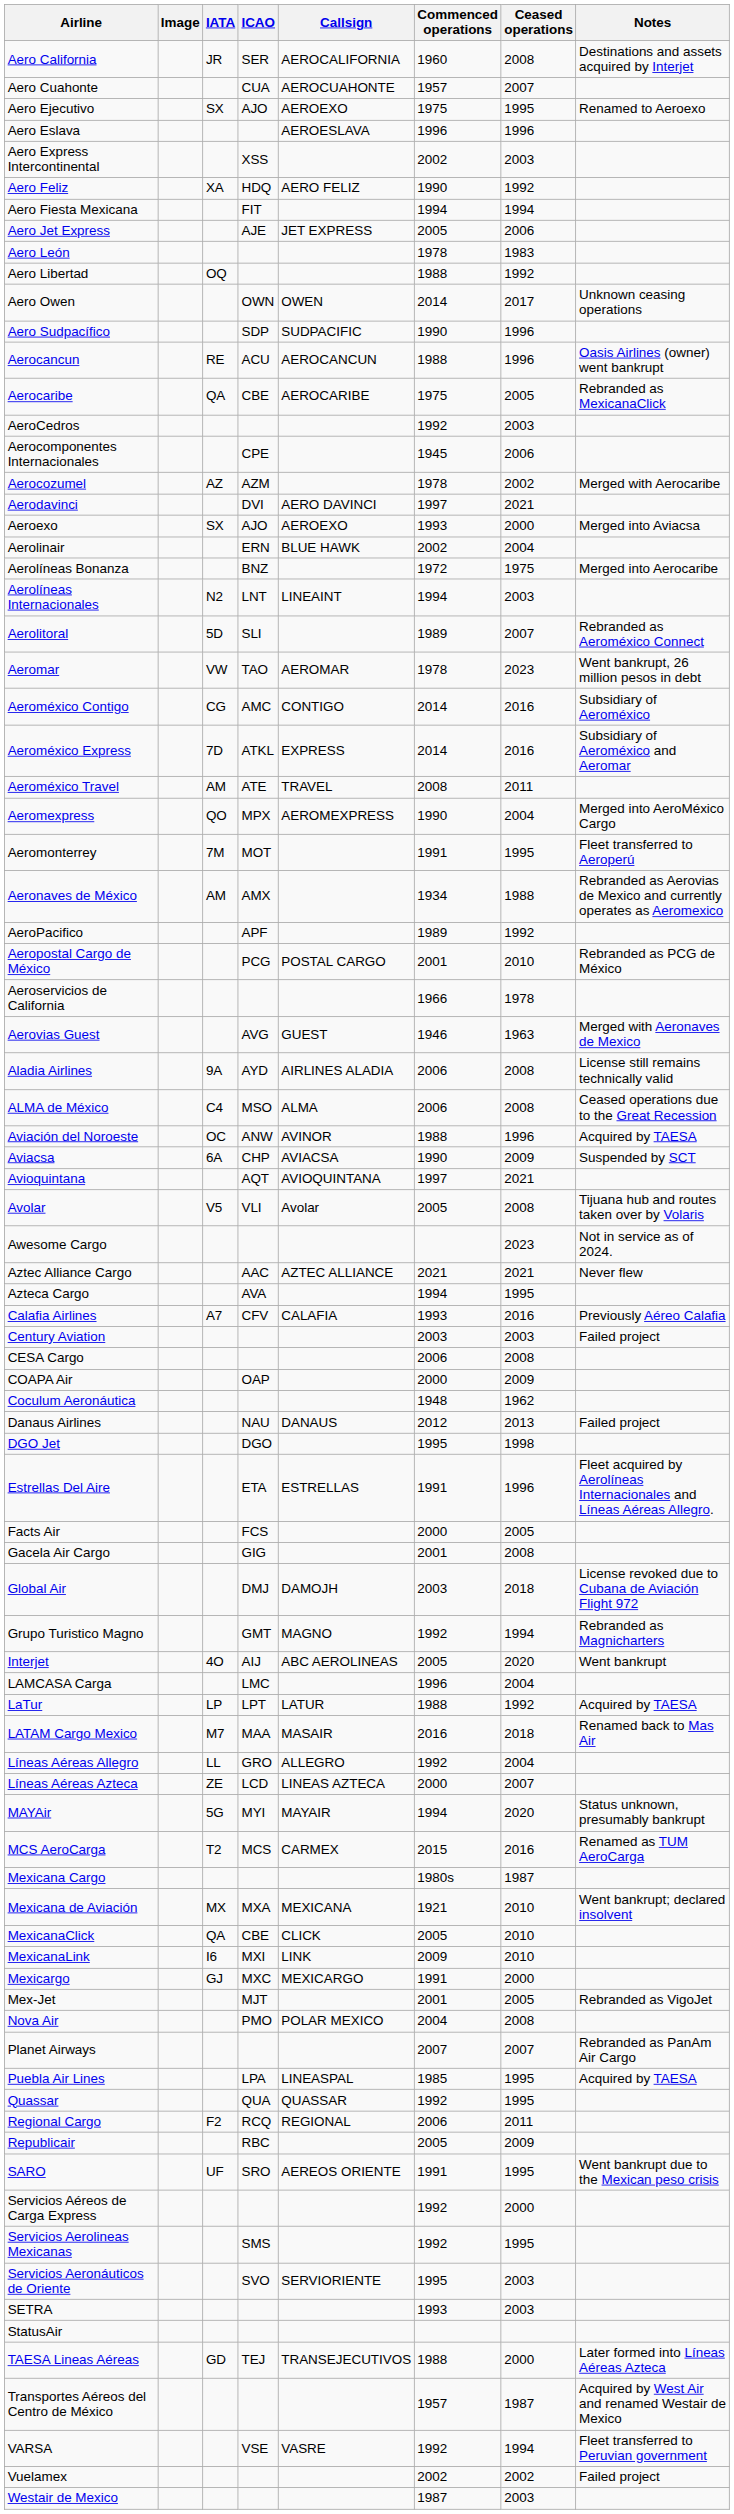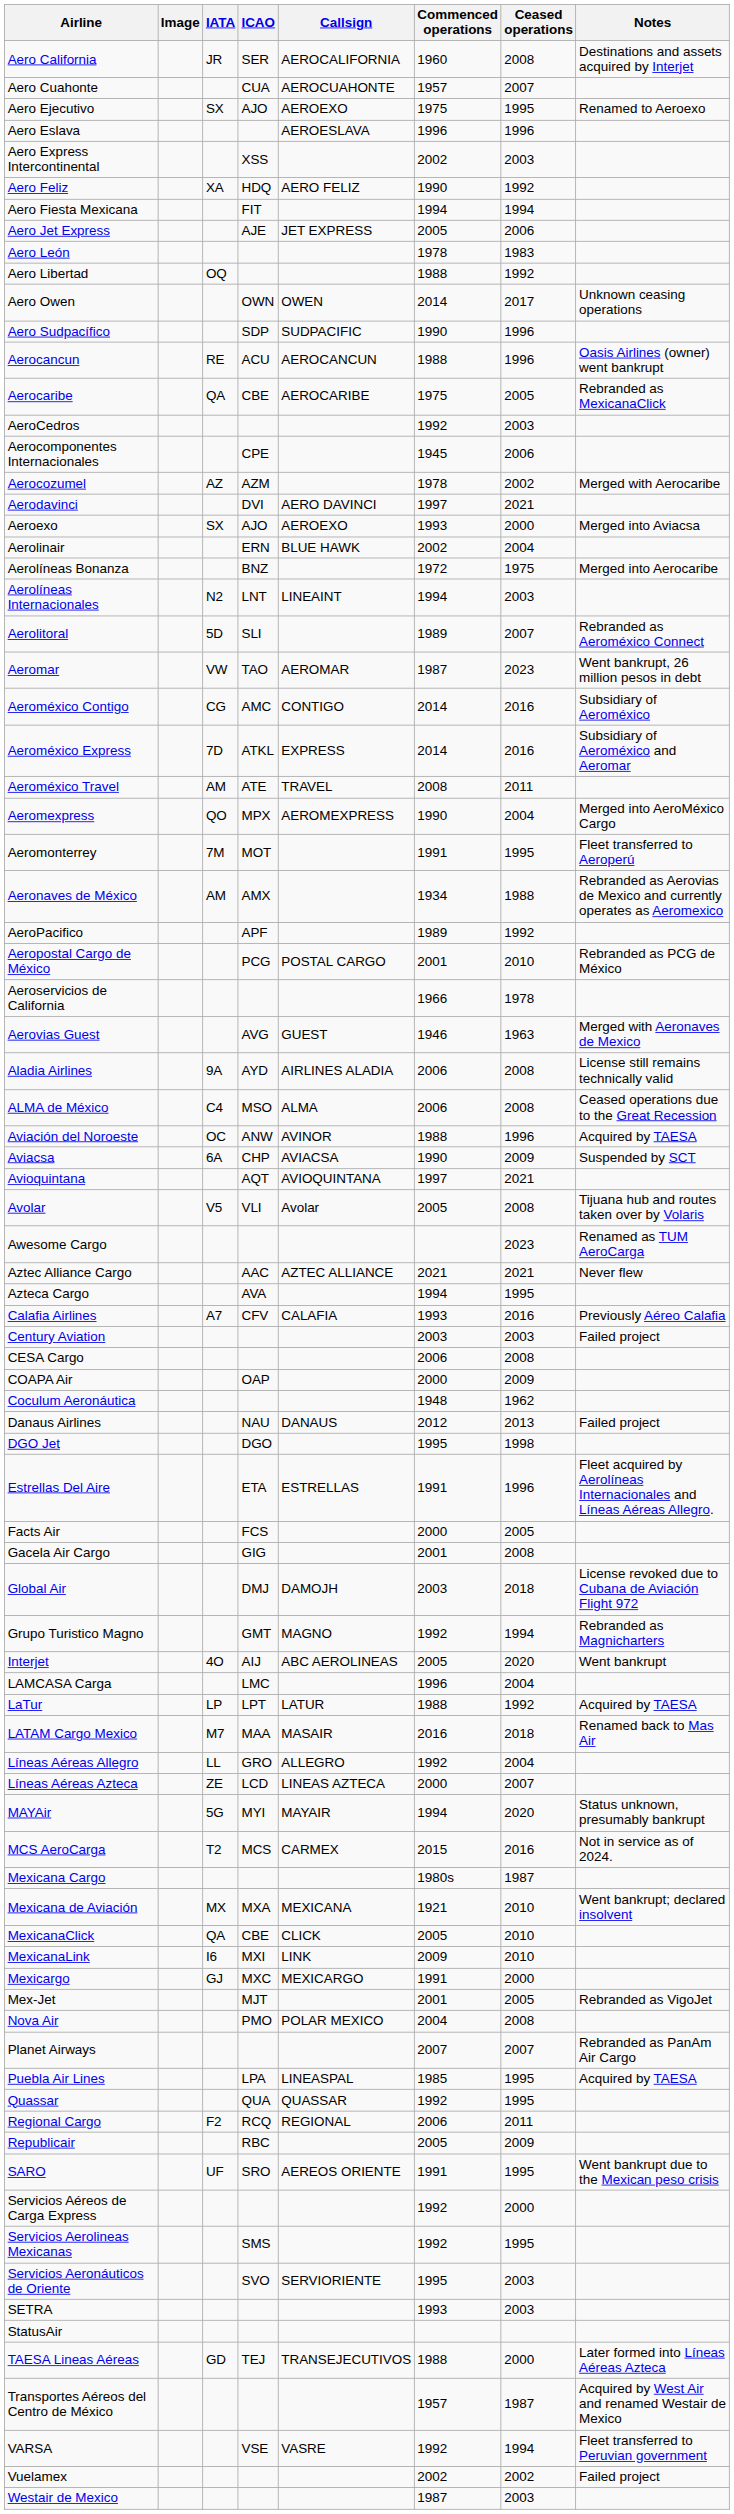(432, 670) 1978 -> (432, 670) 1987
(636, 1244) Not in service as of 2024. -> (634, 1244) Renamed as TUM AeroCarga
(634, 1849) Renamed as TUM AeroCarga -> (636, 1849) Not in service as of 2024.
